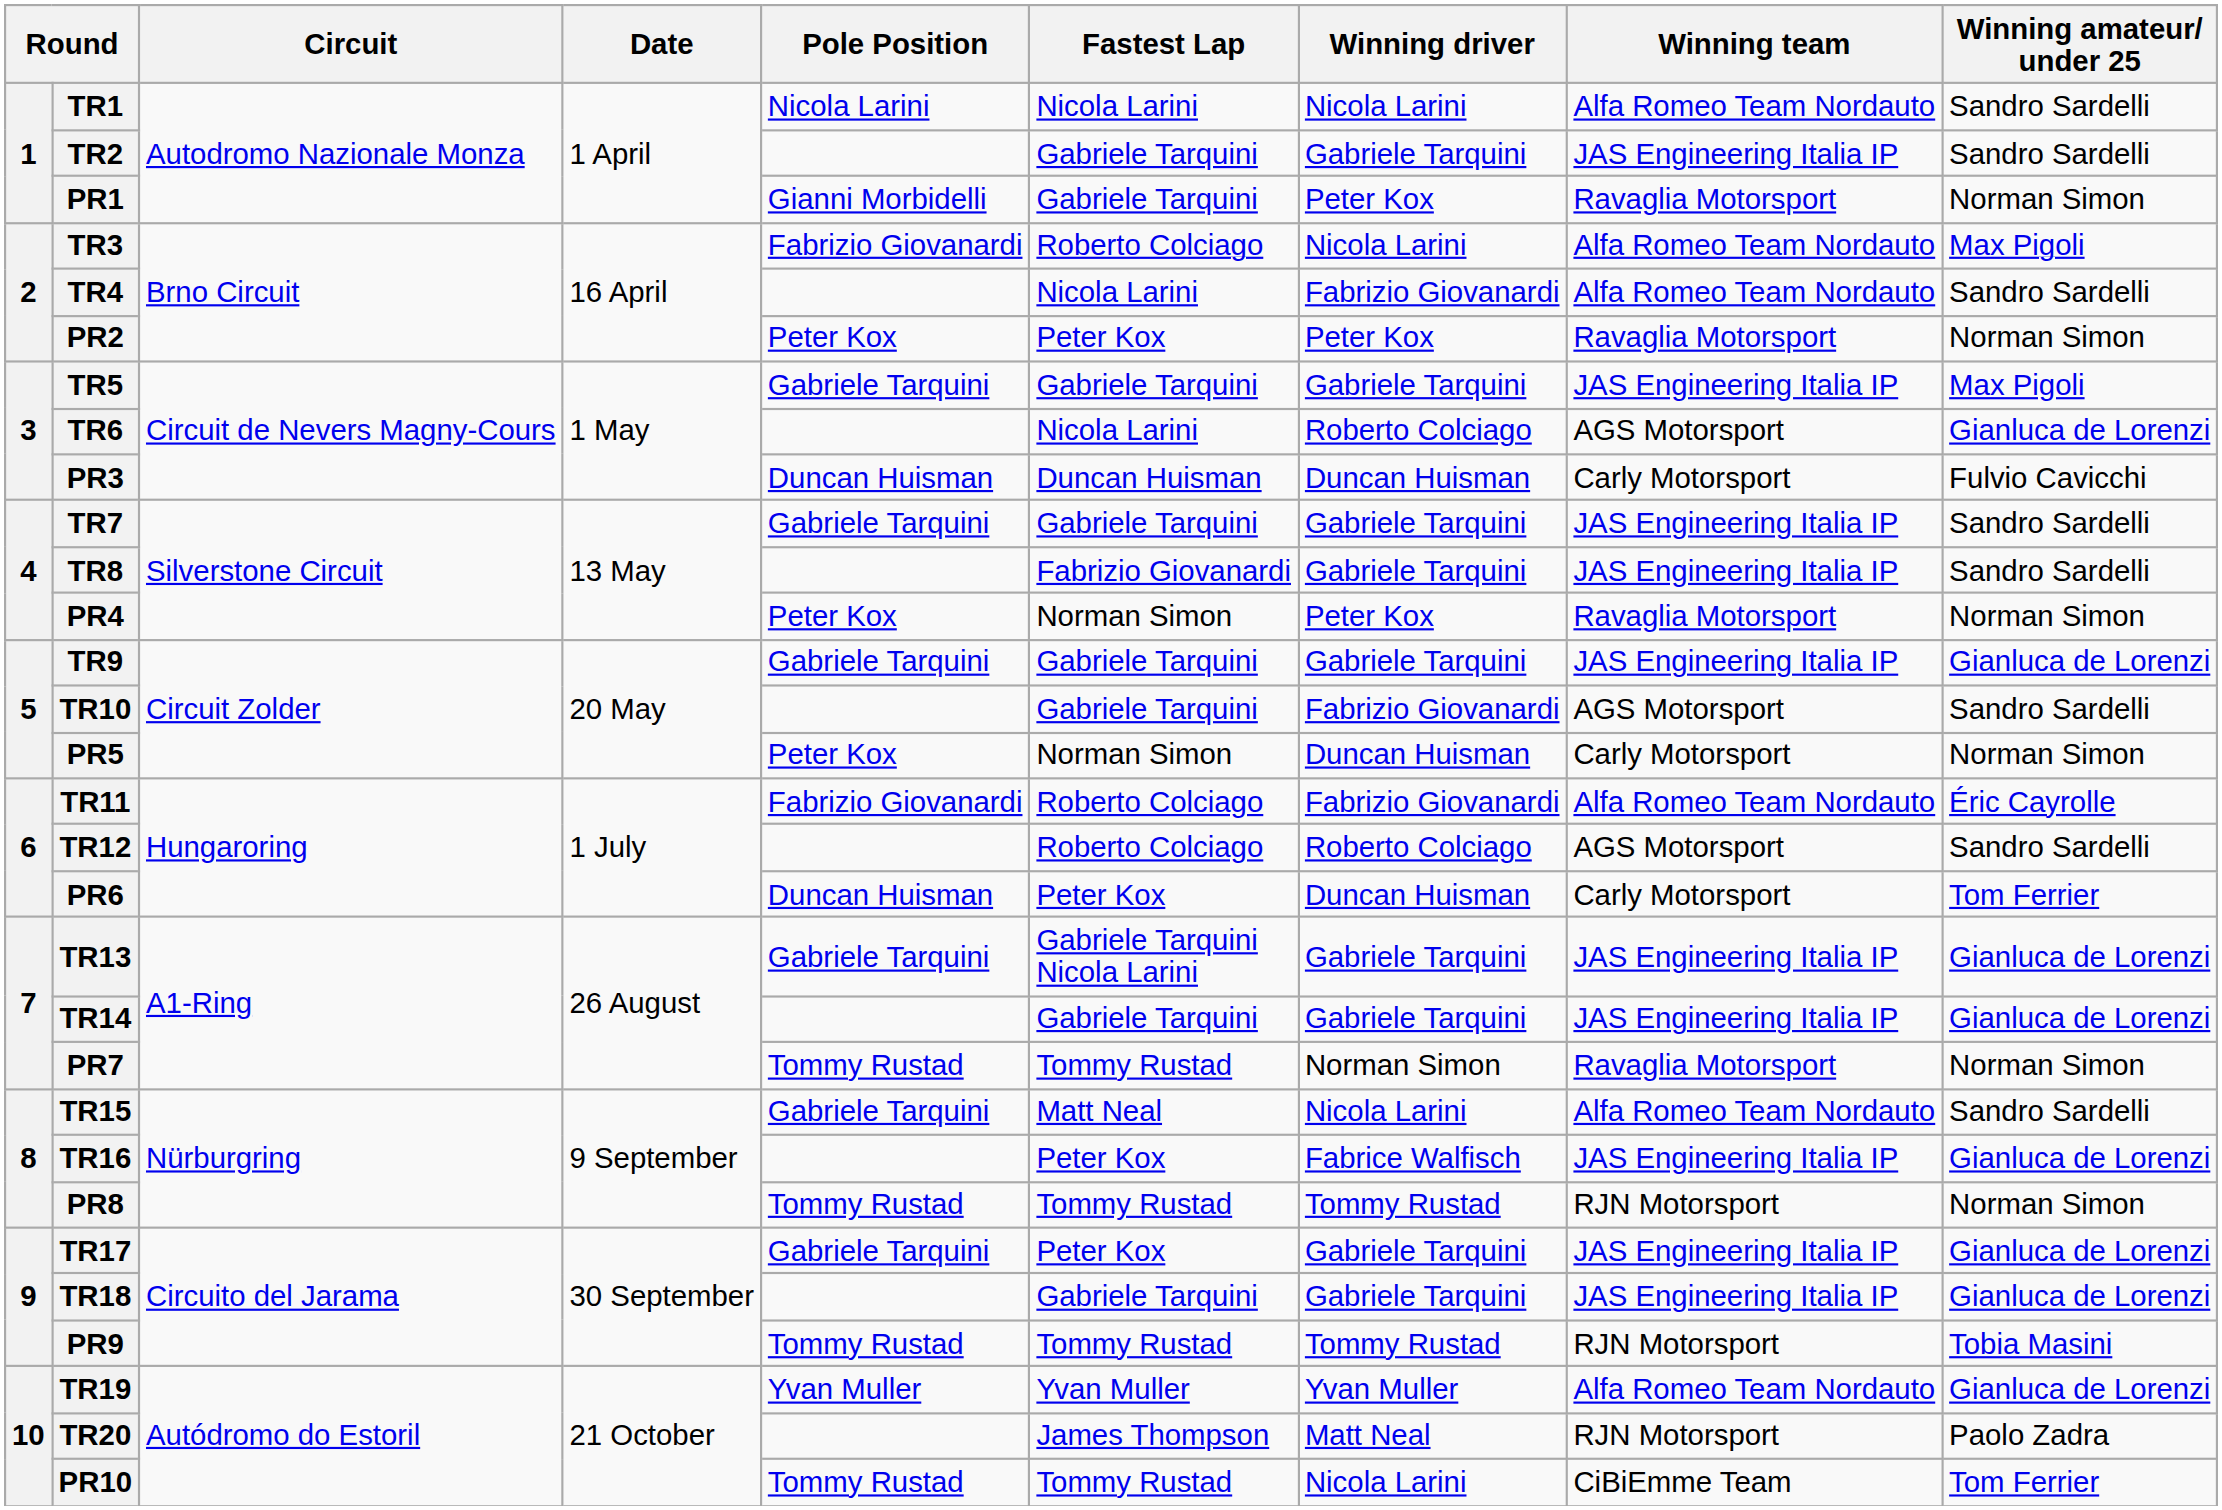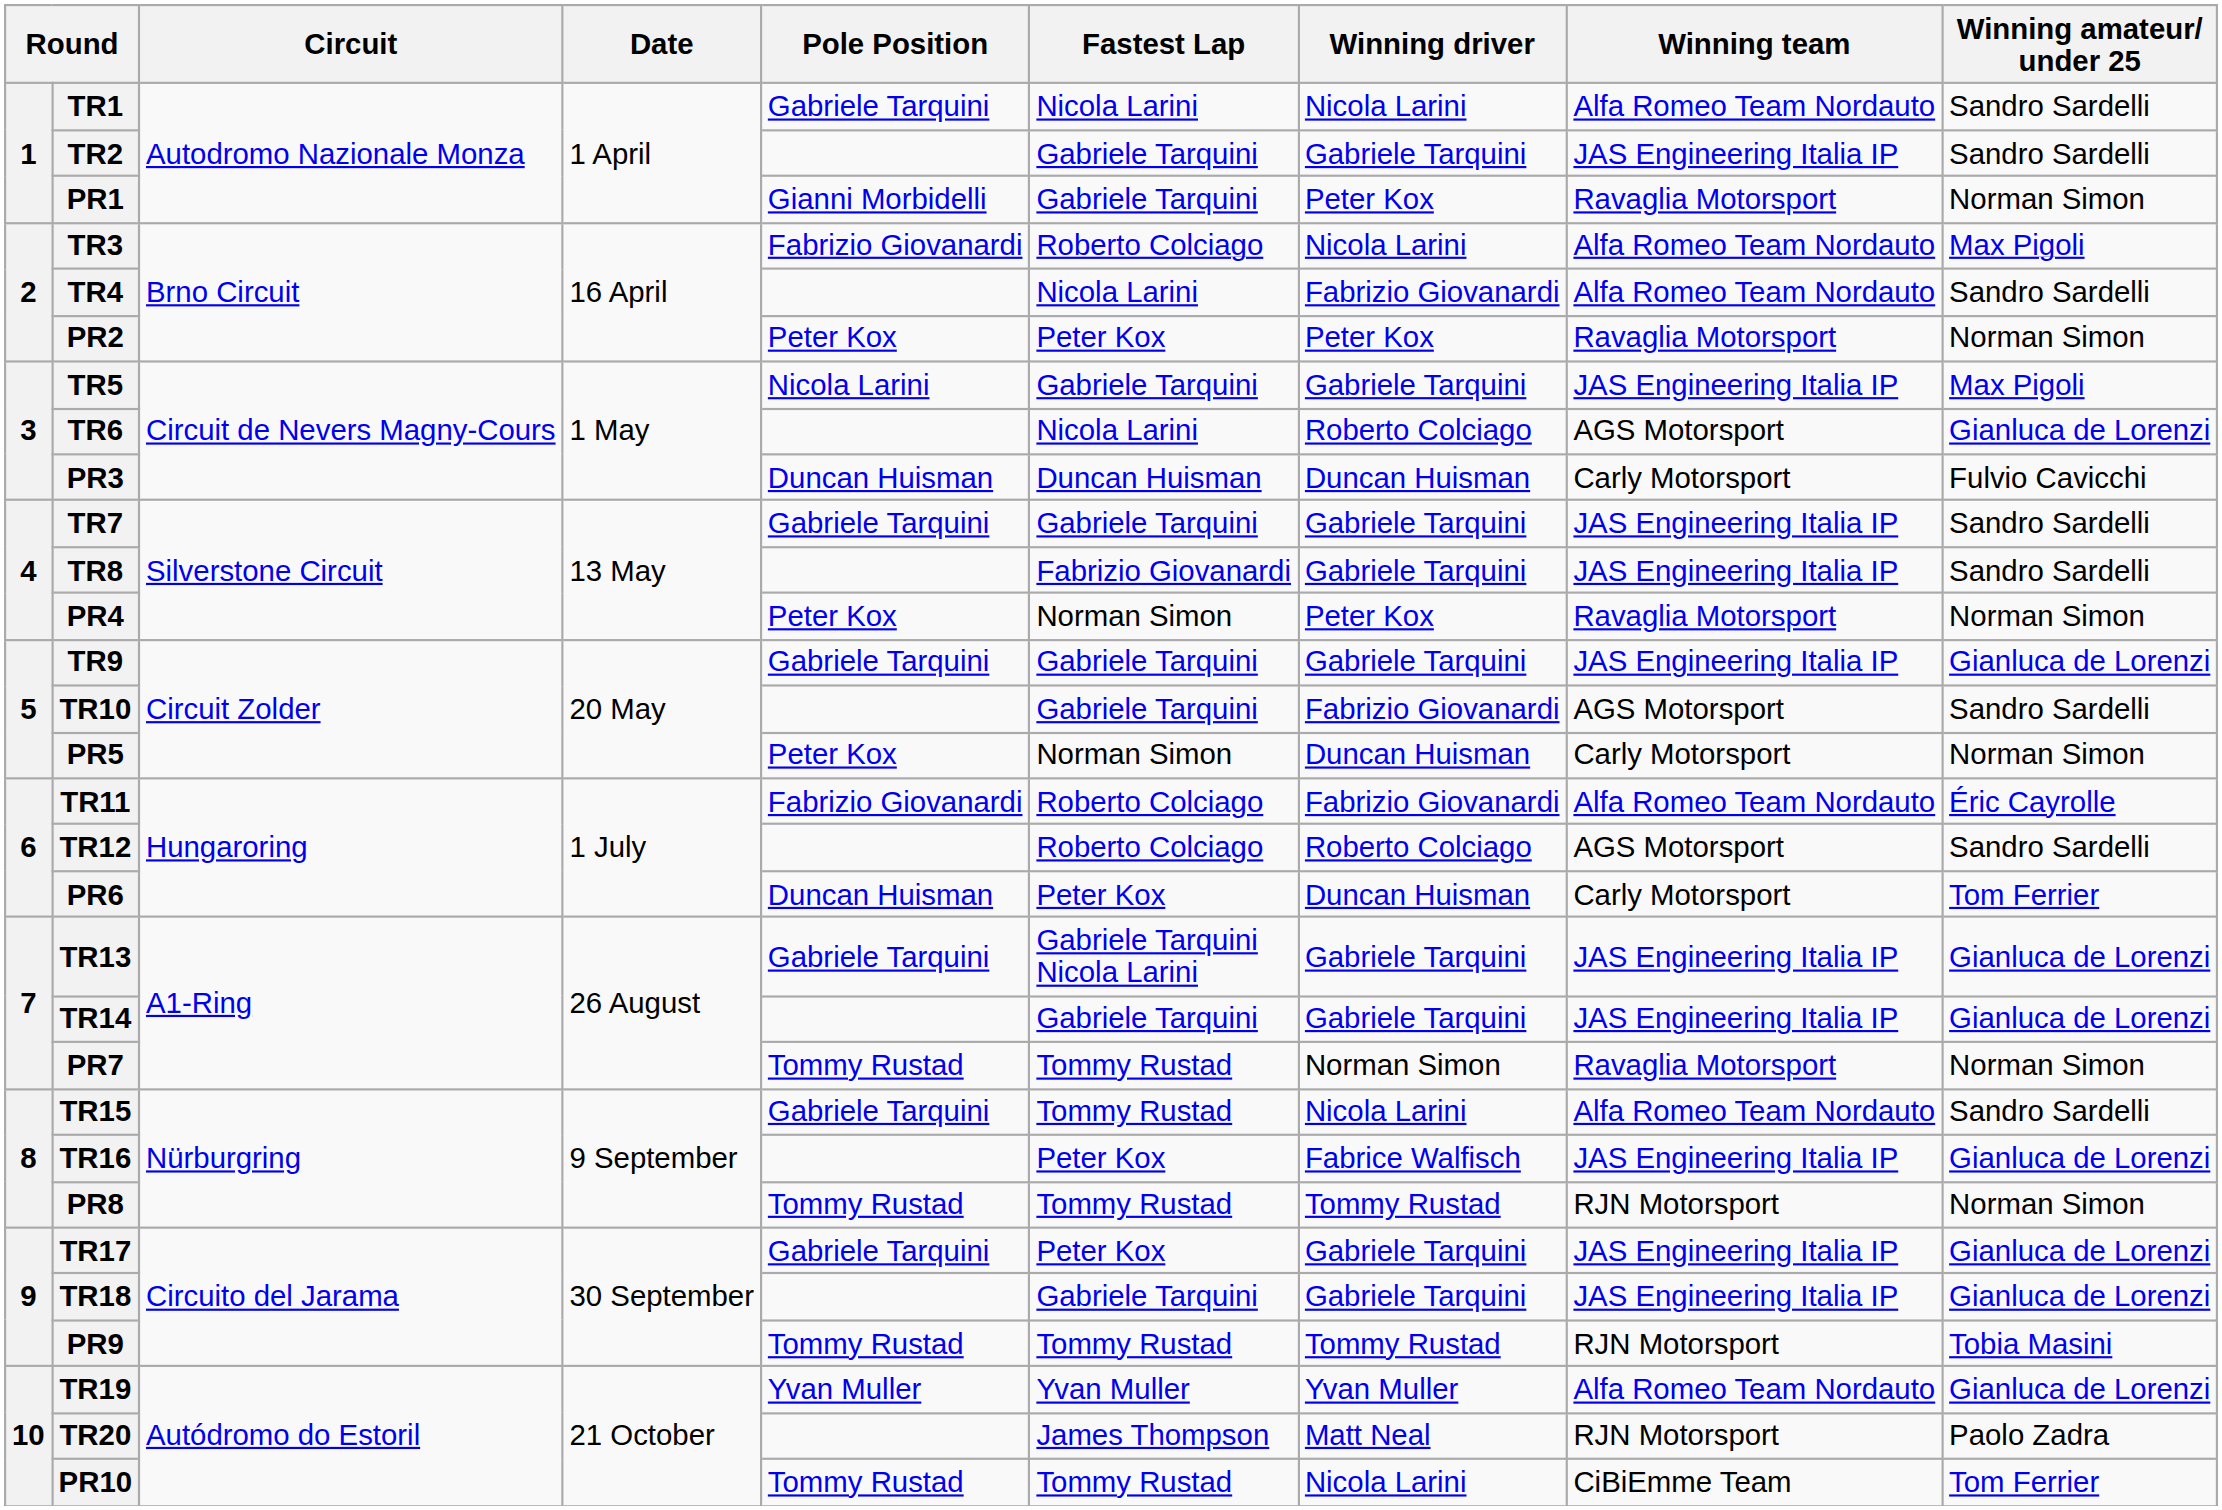(849, 107) Nicola Larini -> (879, 107) Gabriele Tarquini
(879, 384) Gabriele Tarquini -> (849, 384) Nicola Larini
(1099, 1111) Matt Neal -> (1134, 1111) Tommy Rustad
